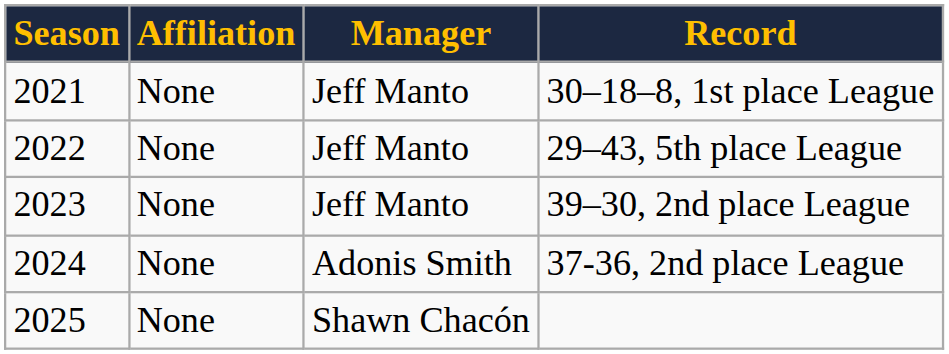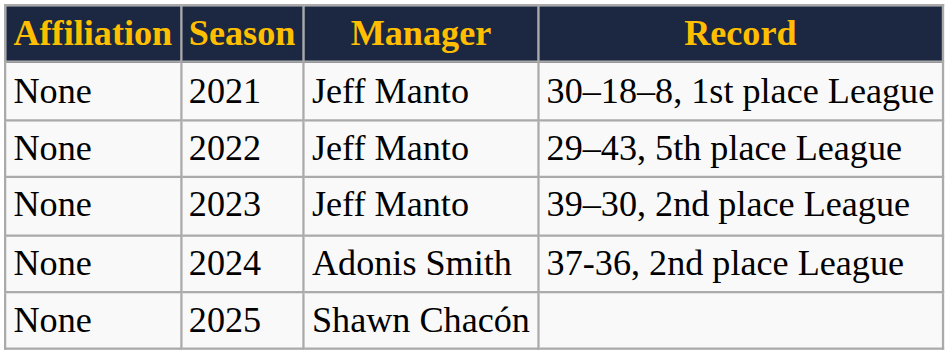columns swapped: (67, 33) <-> (216, 33)
